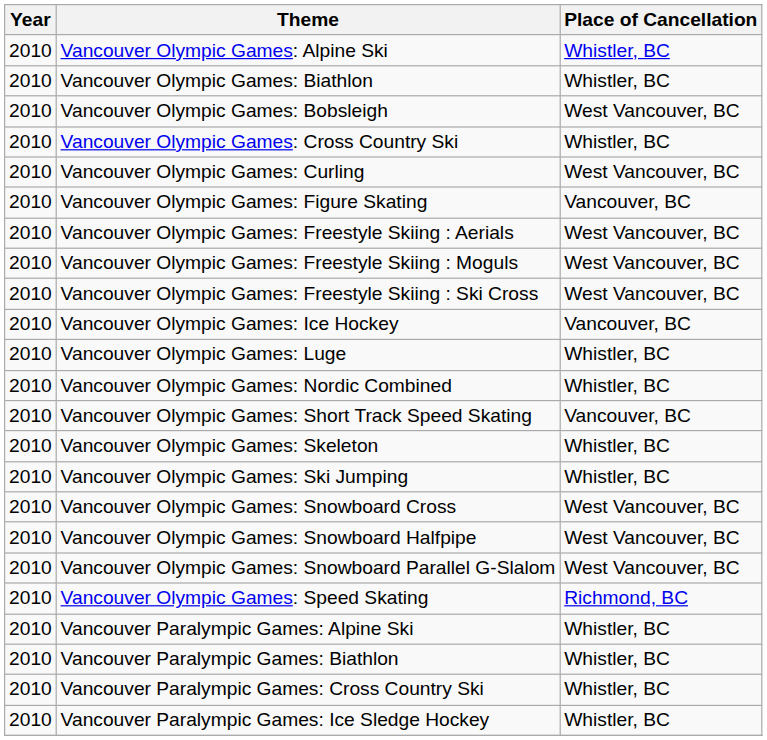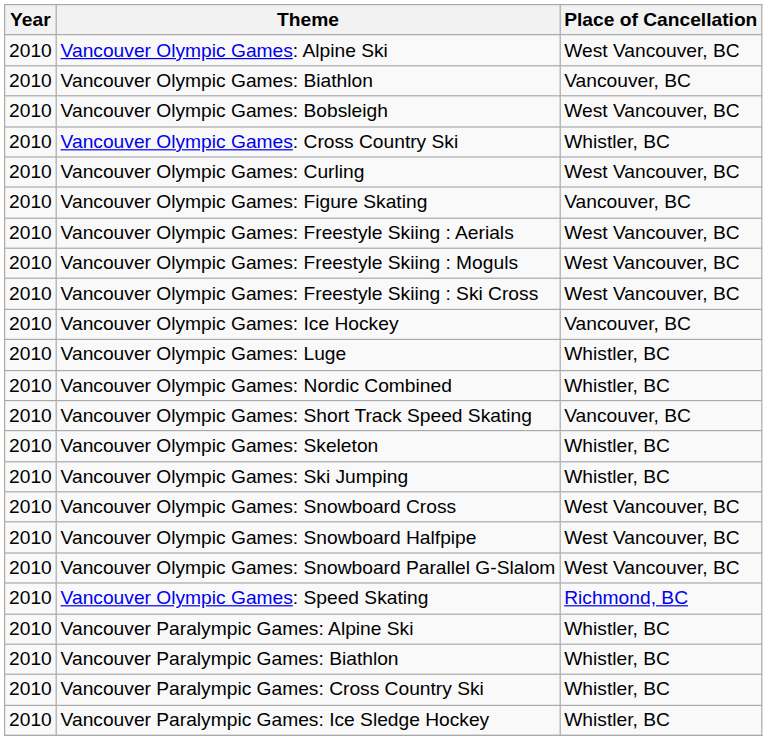(617, 50) Whistler, BC -> (652, 50) West Vancouver, BC
(617, 80) Whistler, BC -> (628, 80) Vancouver, BC
